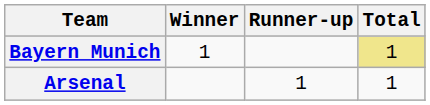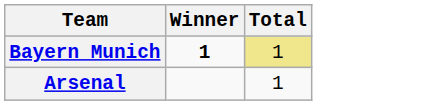- column: (301, 21)
(205, 52) normal -> (205, 52) bold
